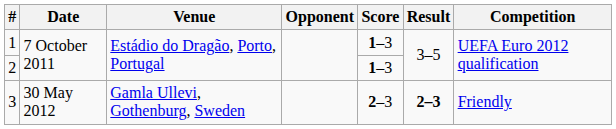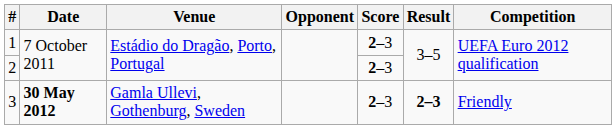(380, 42) 1–3 -> (380, 42) 2–3
(380, 67) 1–3 -> (380, 67) 2–3
(48, 102) normal -> (49, 102) bold
